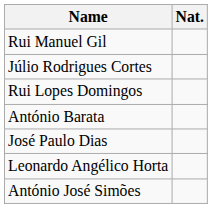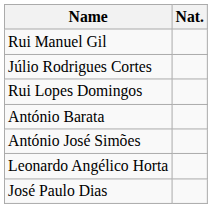rows swapped: (58, 141) <-> (74, 191)
